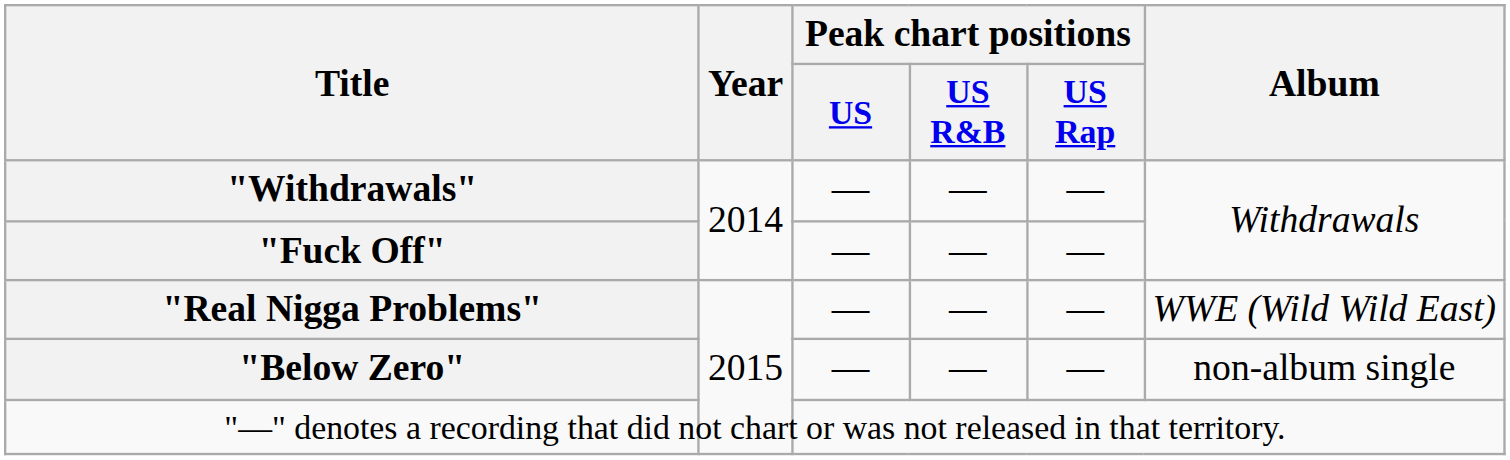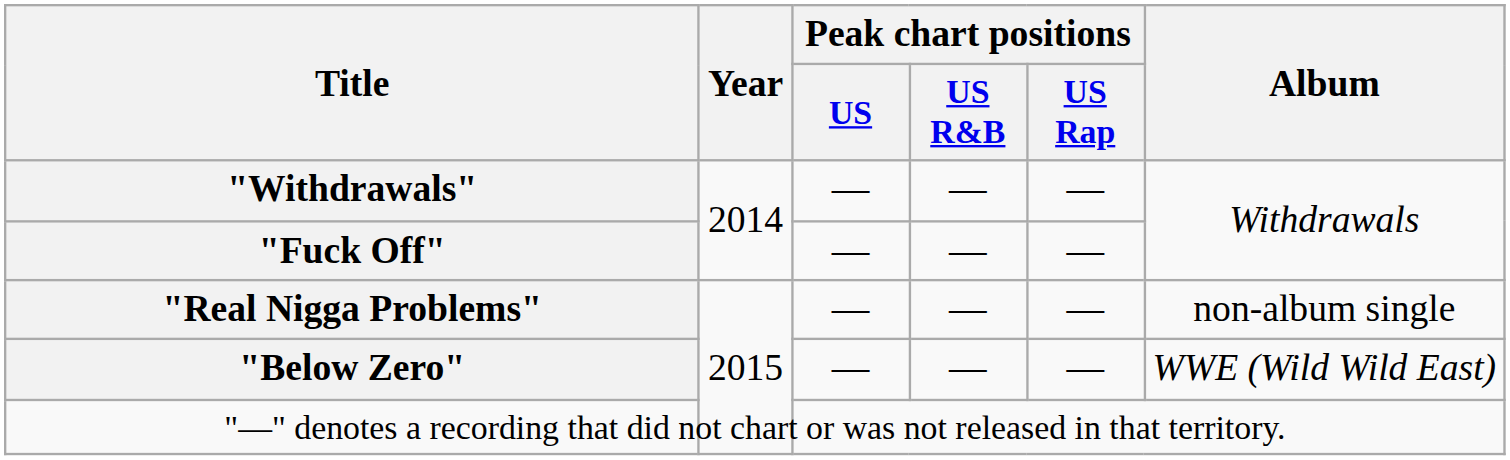(1324, 308) WWE (Wild Wild East) -> (1324, 308) non-album single
(1324, 368) non-album single -> (1324, 368) WWE (Wild Wild East)
